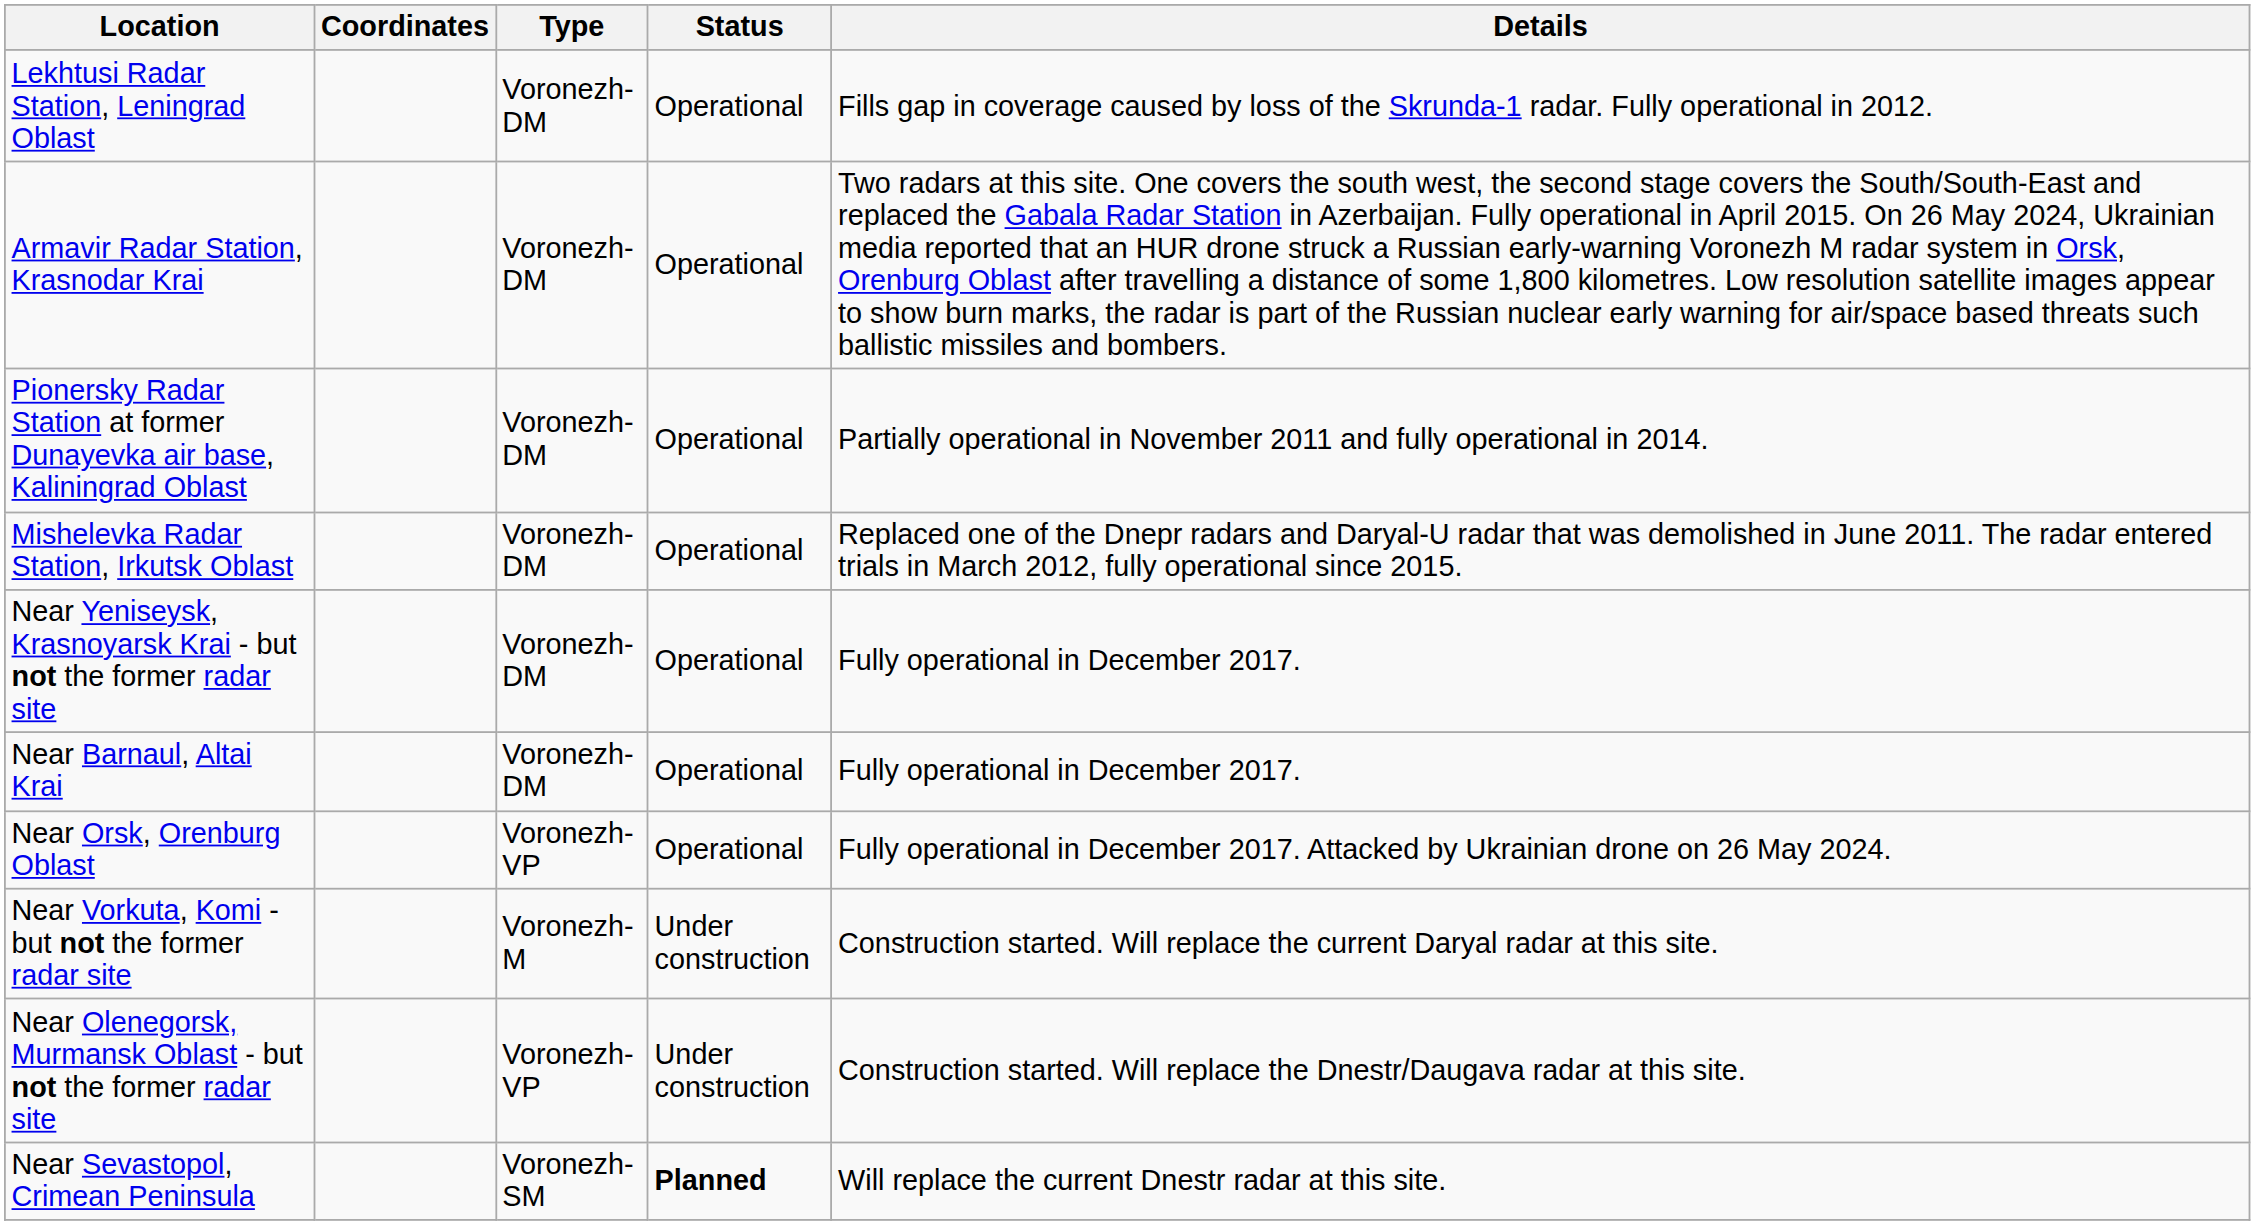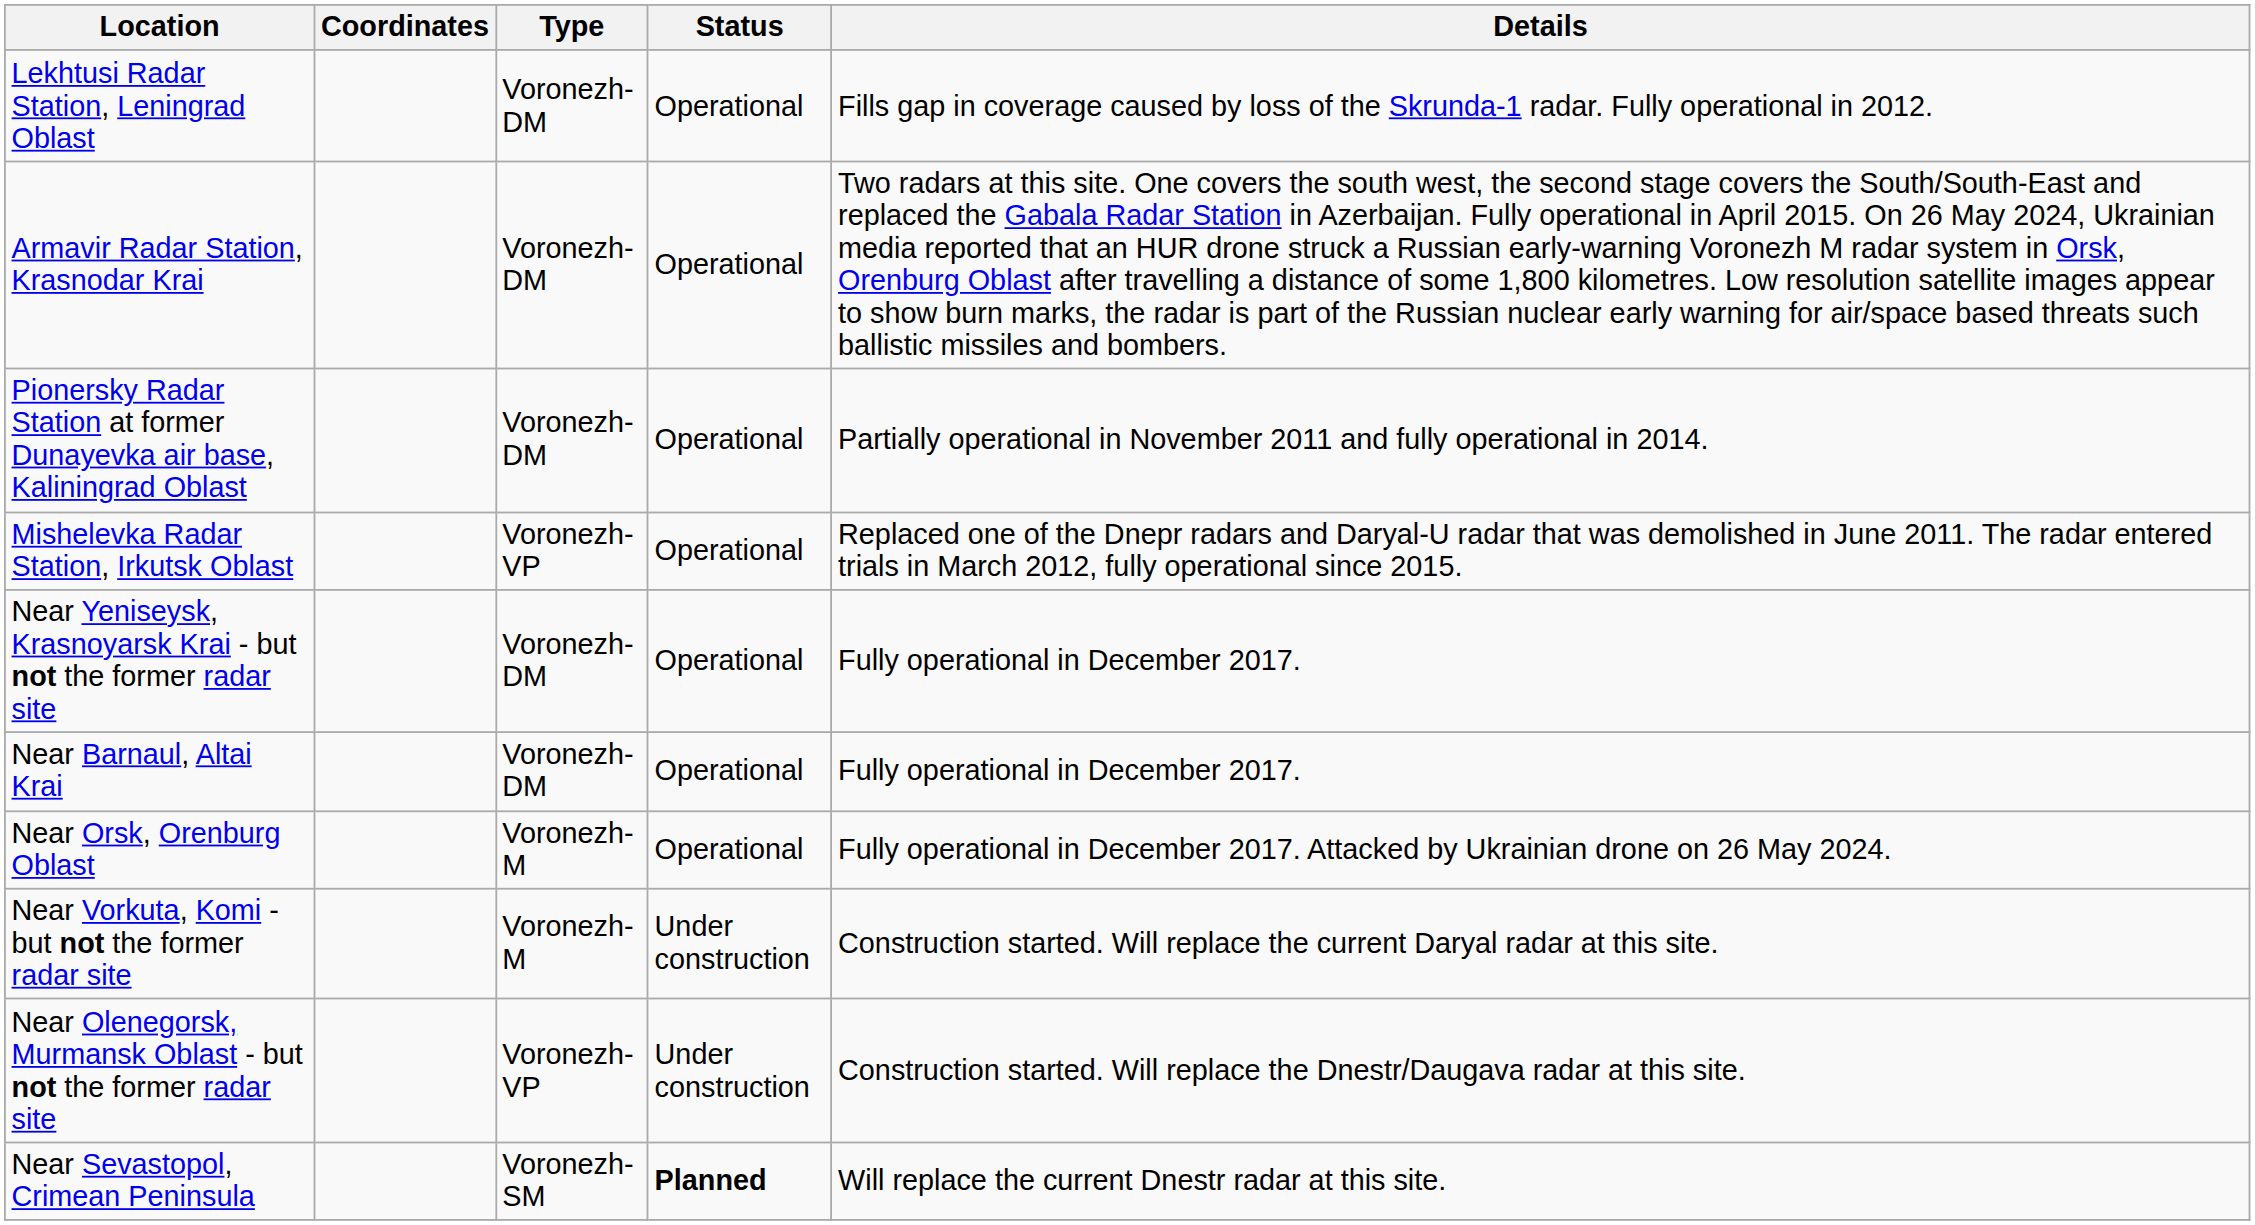(568, 550) Voronezh-DM -> (568, 550) Voronezh-VP
(568, 849) Voronezh-VP -> (568, 849) Voronezh-M
